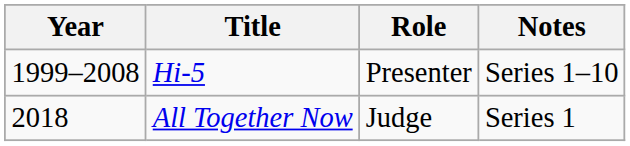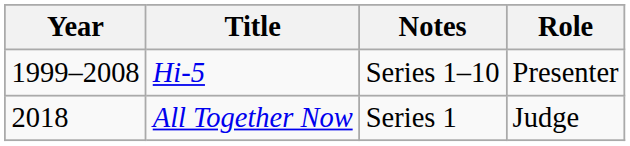columns swapped: (419, 27) <-> (552, 27)
